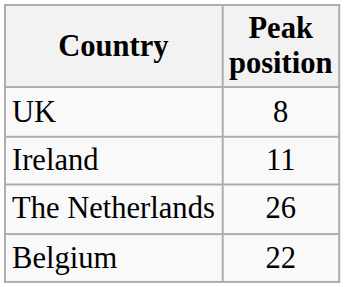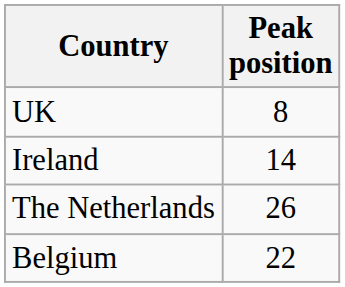(281, 160) 11 -> (281, 160) 14
